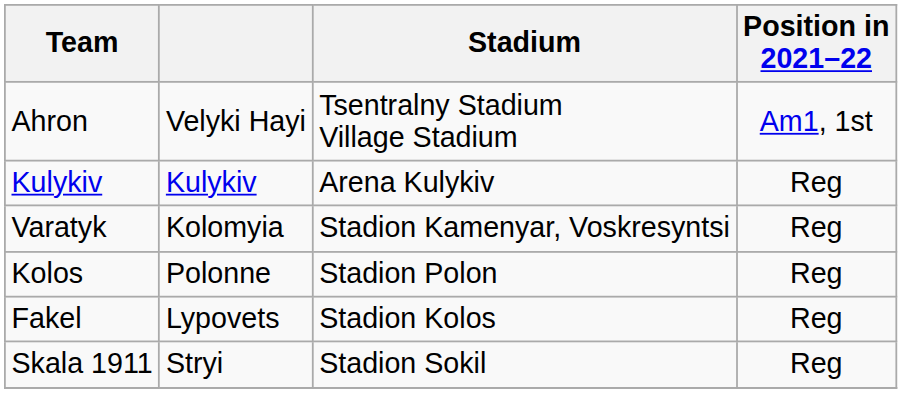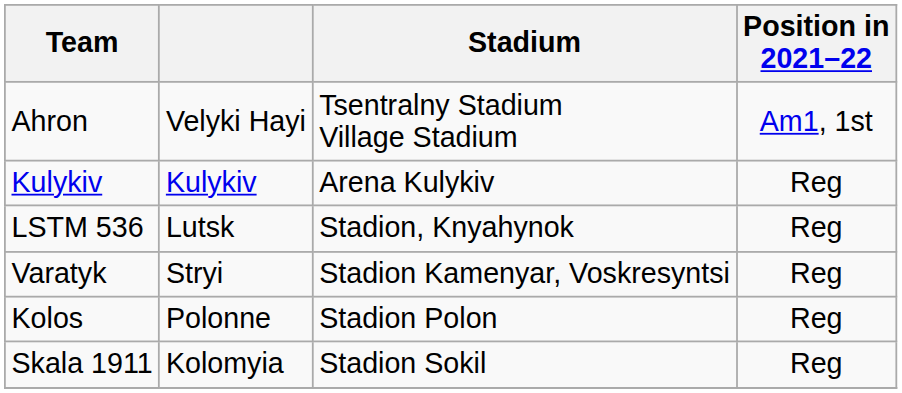+ row: (78, 227)
(225, 227) Kolomyia -> (195, 273) Stryi
- row: (47, 318)
(195, 364) Stryi -> (225, 364) Kolomyia
